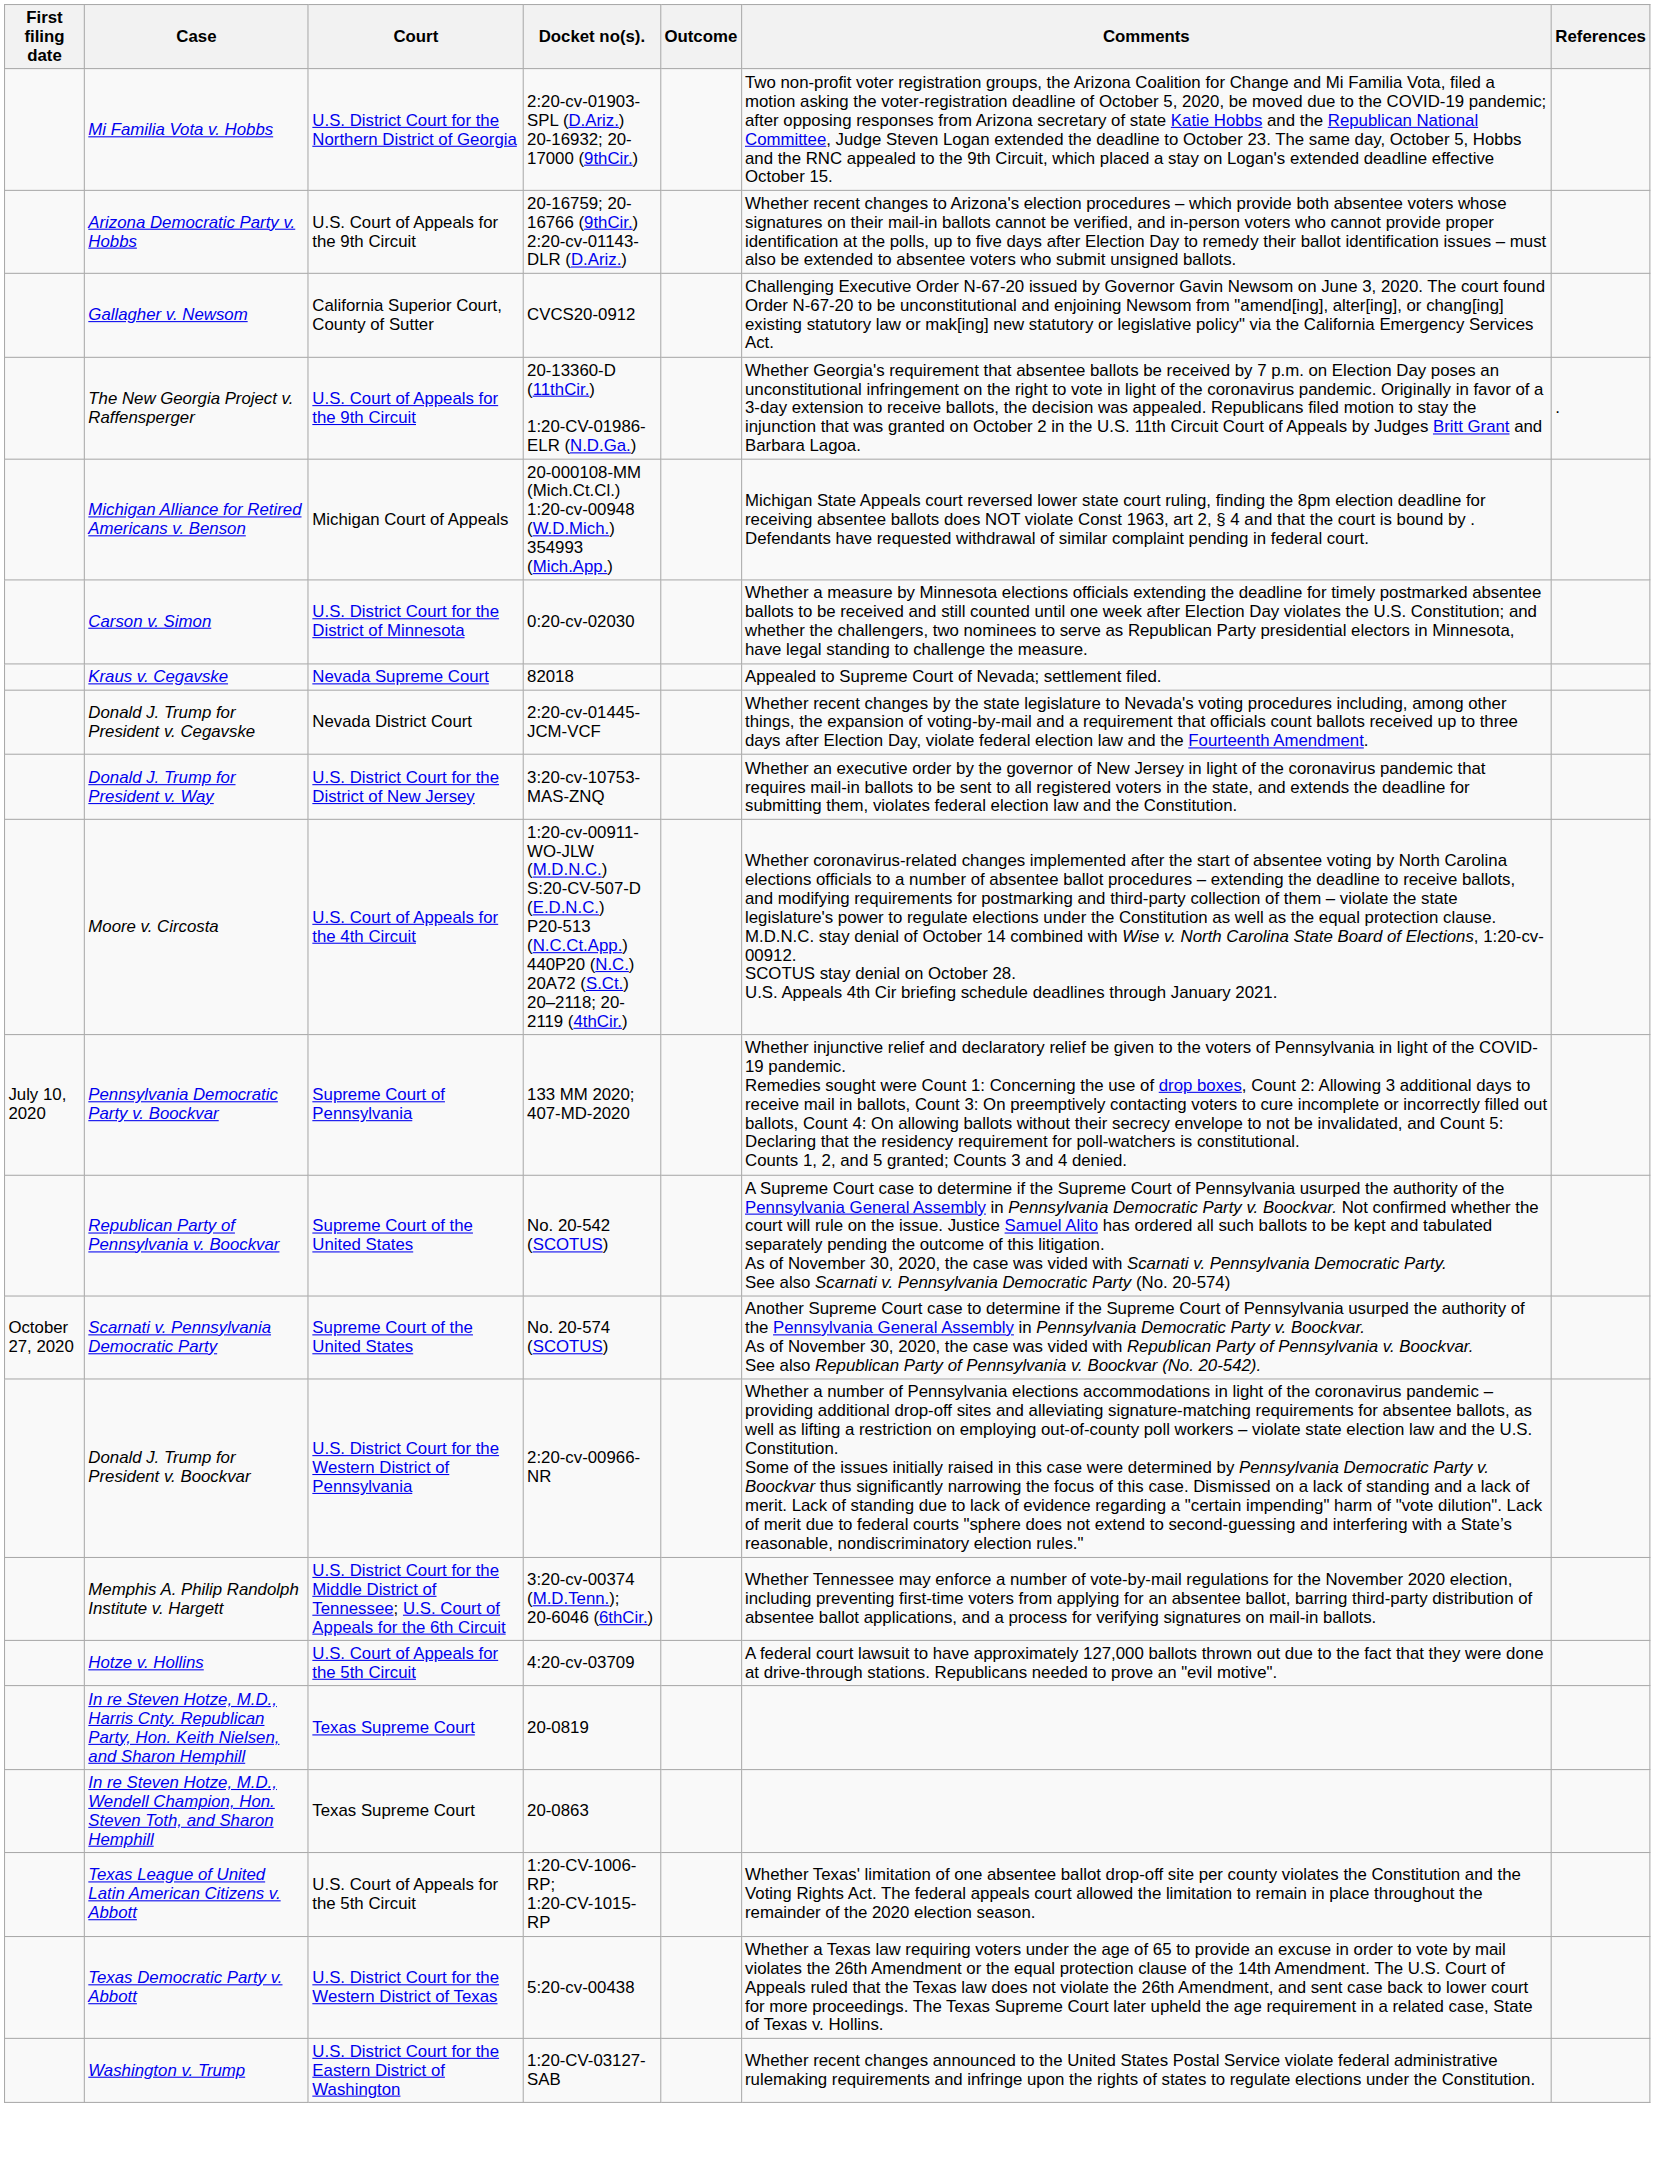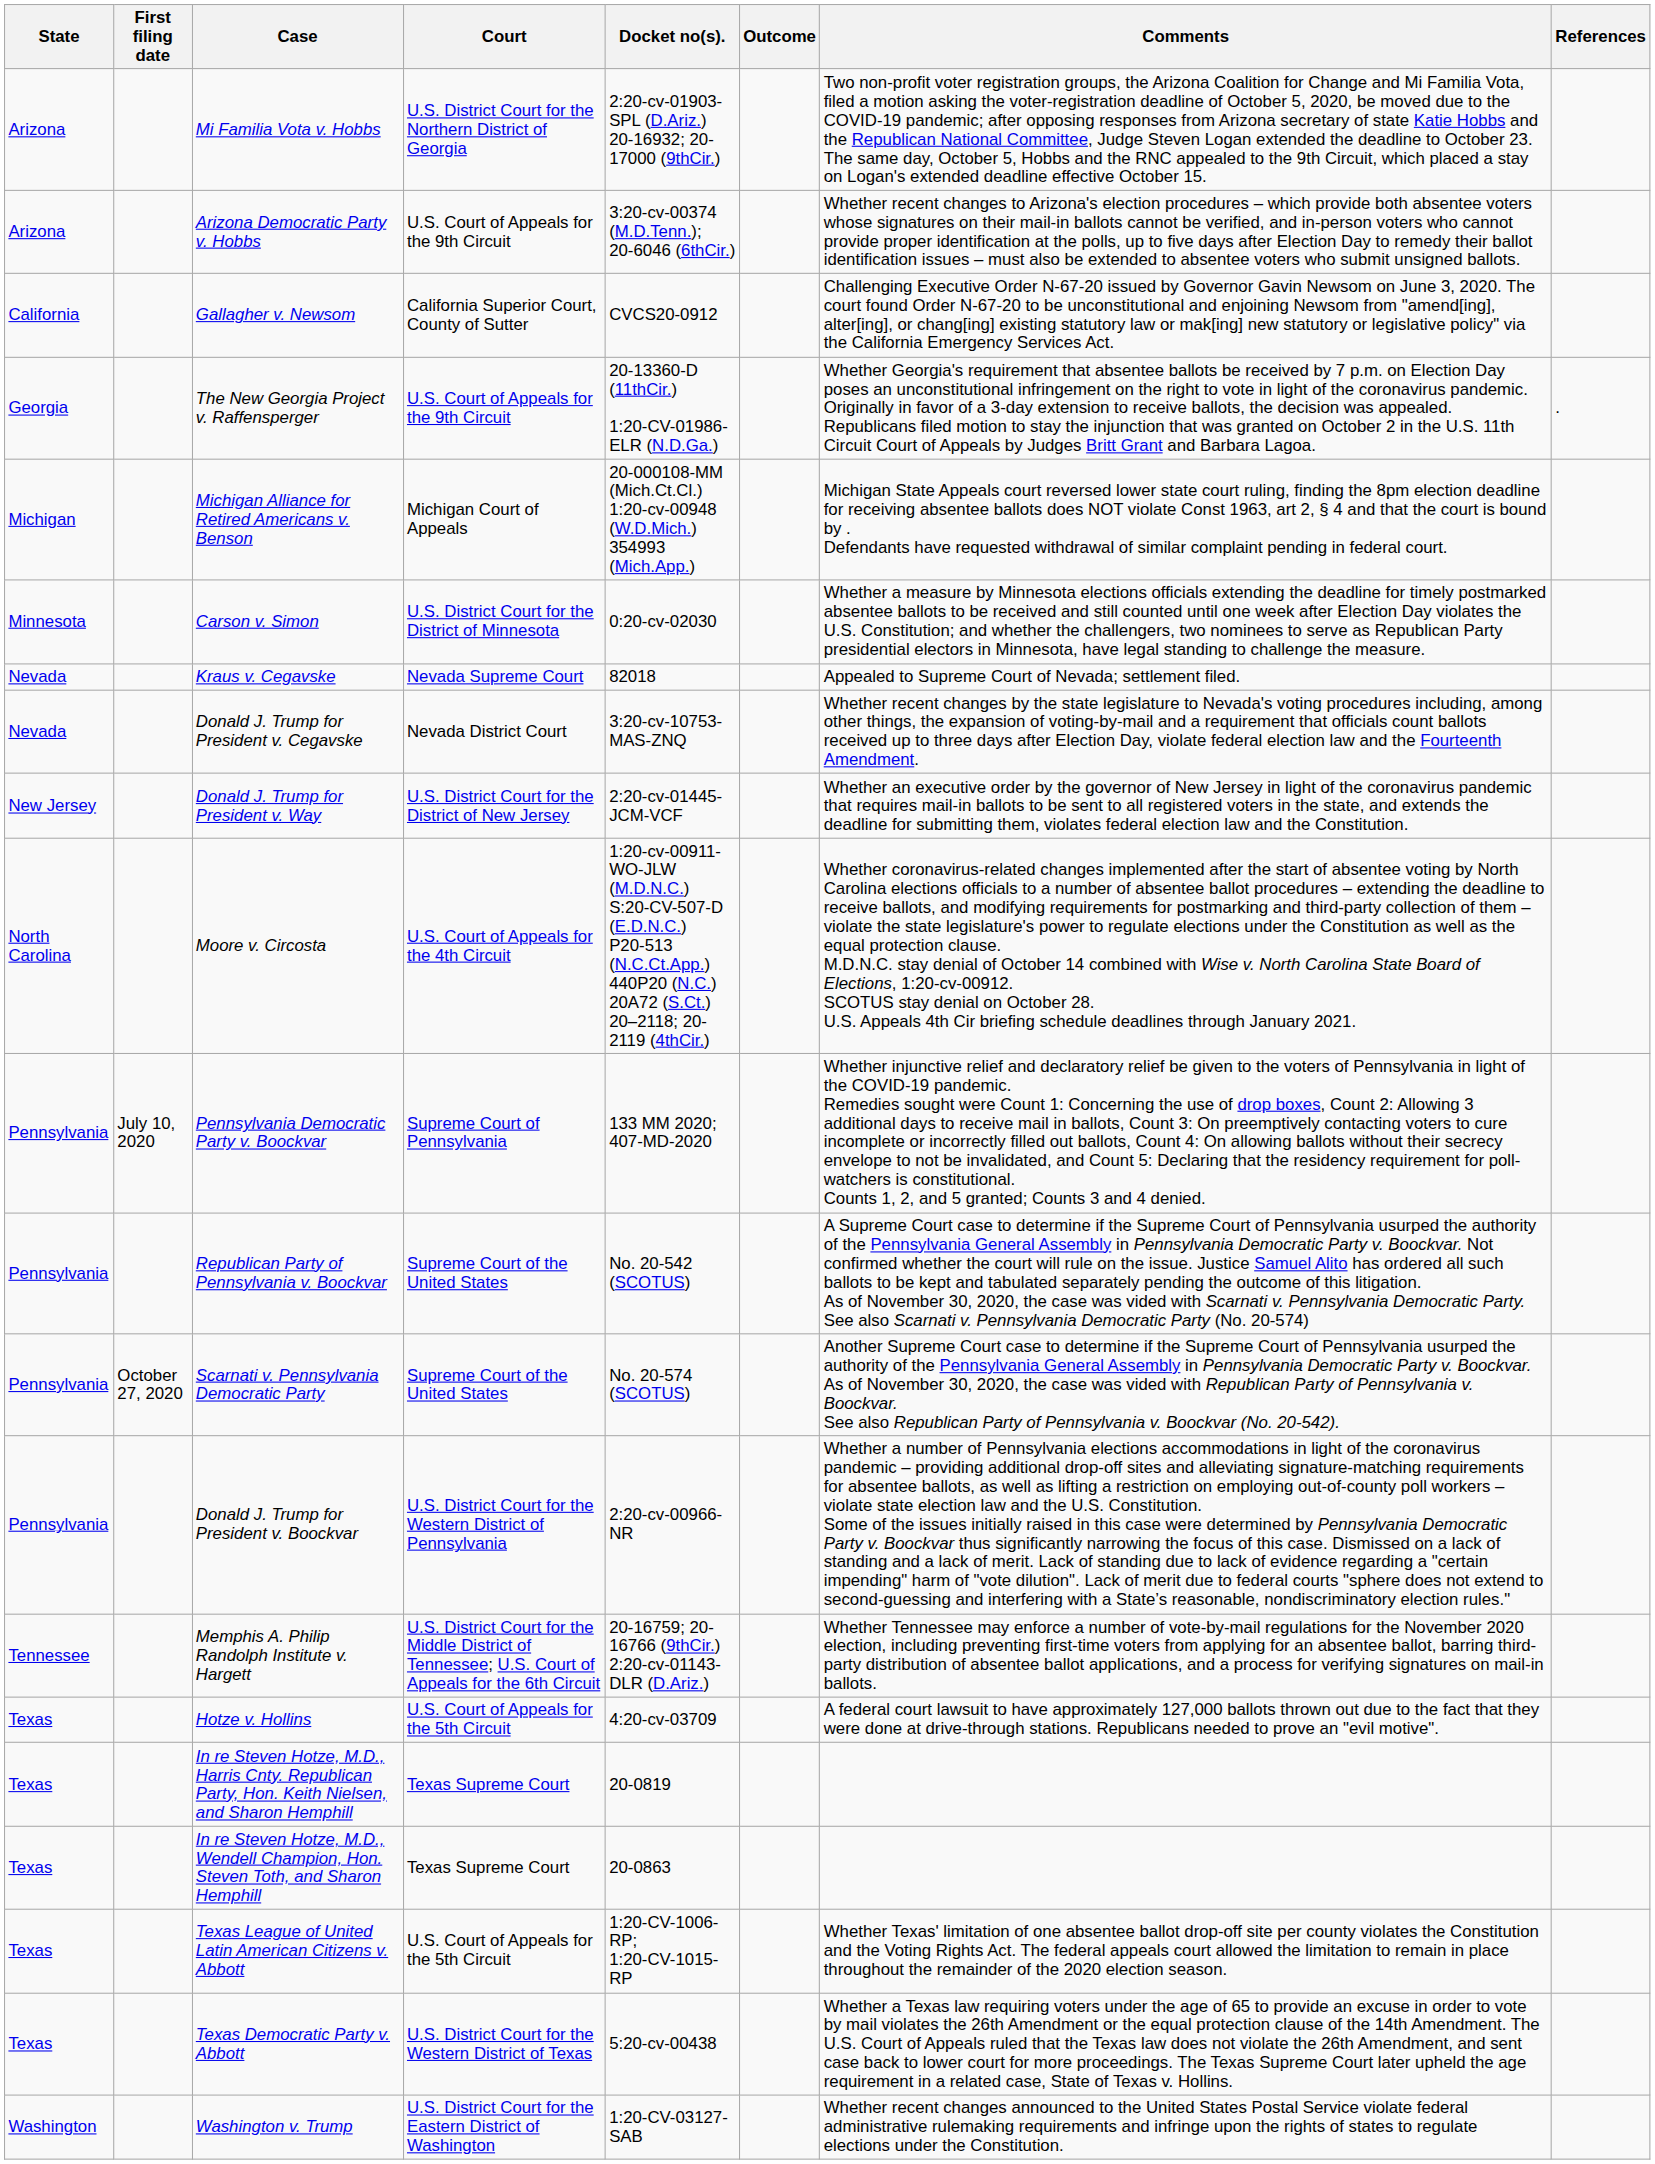+ column: (59, 36)
(583, 231) 20-16759; 20-16766 (9thCir.) 2:20-cv-01143-DLR (D.Ariz.) -> (672, 231) 3:20-cv-00374 (M.D.Tenn.); 20-6046 (6thCir.)
(584, 722) 2:20-cv-01445-JCM-VCF -> (666, 731) 3:20-cv-10753-MAS-ZNQ
(584, 786) 3:20-cv-10753-MAS-ZNQ -> (666, 805) 2:20-cv-01445-JCM-VCF
(590, 1598) 3:20-cv-00374 (M.D.Tenn.); 20-6046 (6thCir.) -> (665, 1655) 20-16759; 20-16766 (9thCir.) 2:20-cv-01143-DLR (D.Ariz.)
